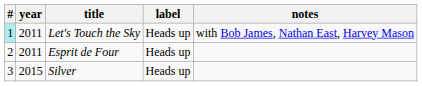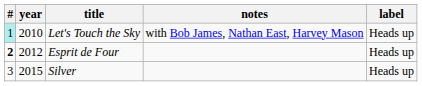columns swapped: (168, 14) <-> (305, 14)
(30, 33) 2011 -> (31, 33) 2010
(10, 52) normal -> (10, 52) bold
(30, 52) 2011 -> (31, 52) 2012
